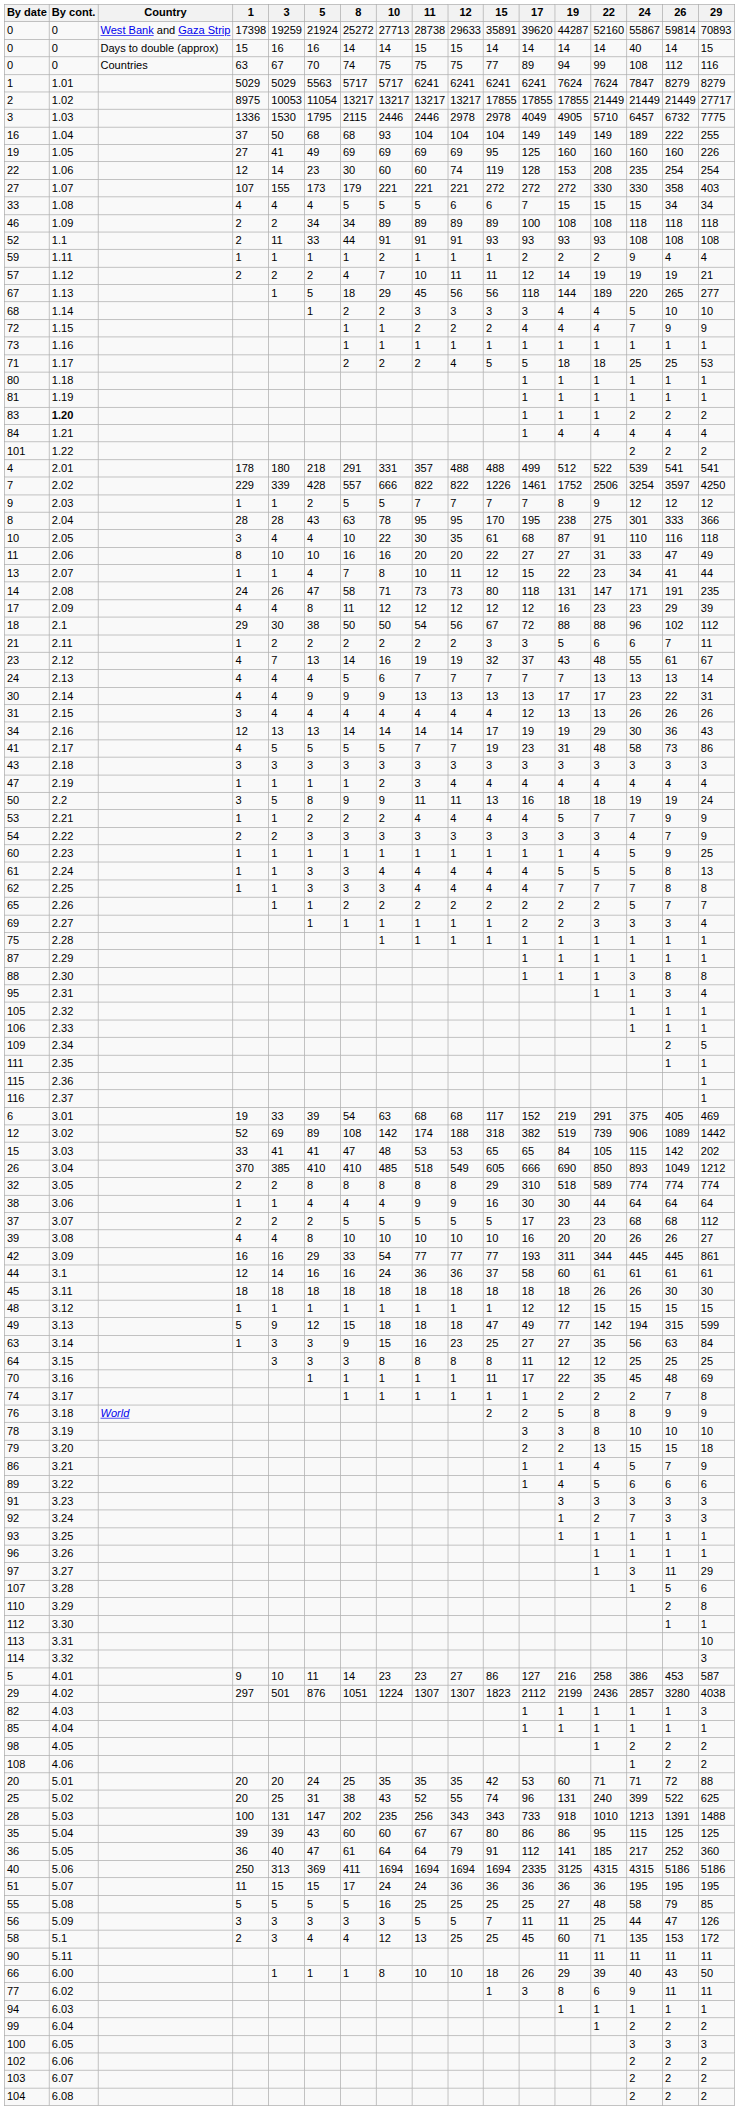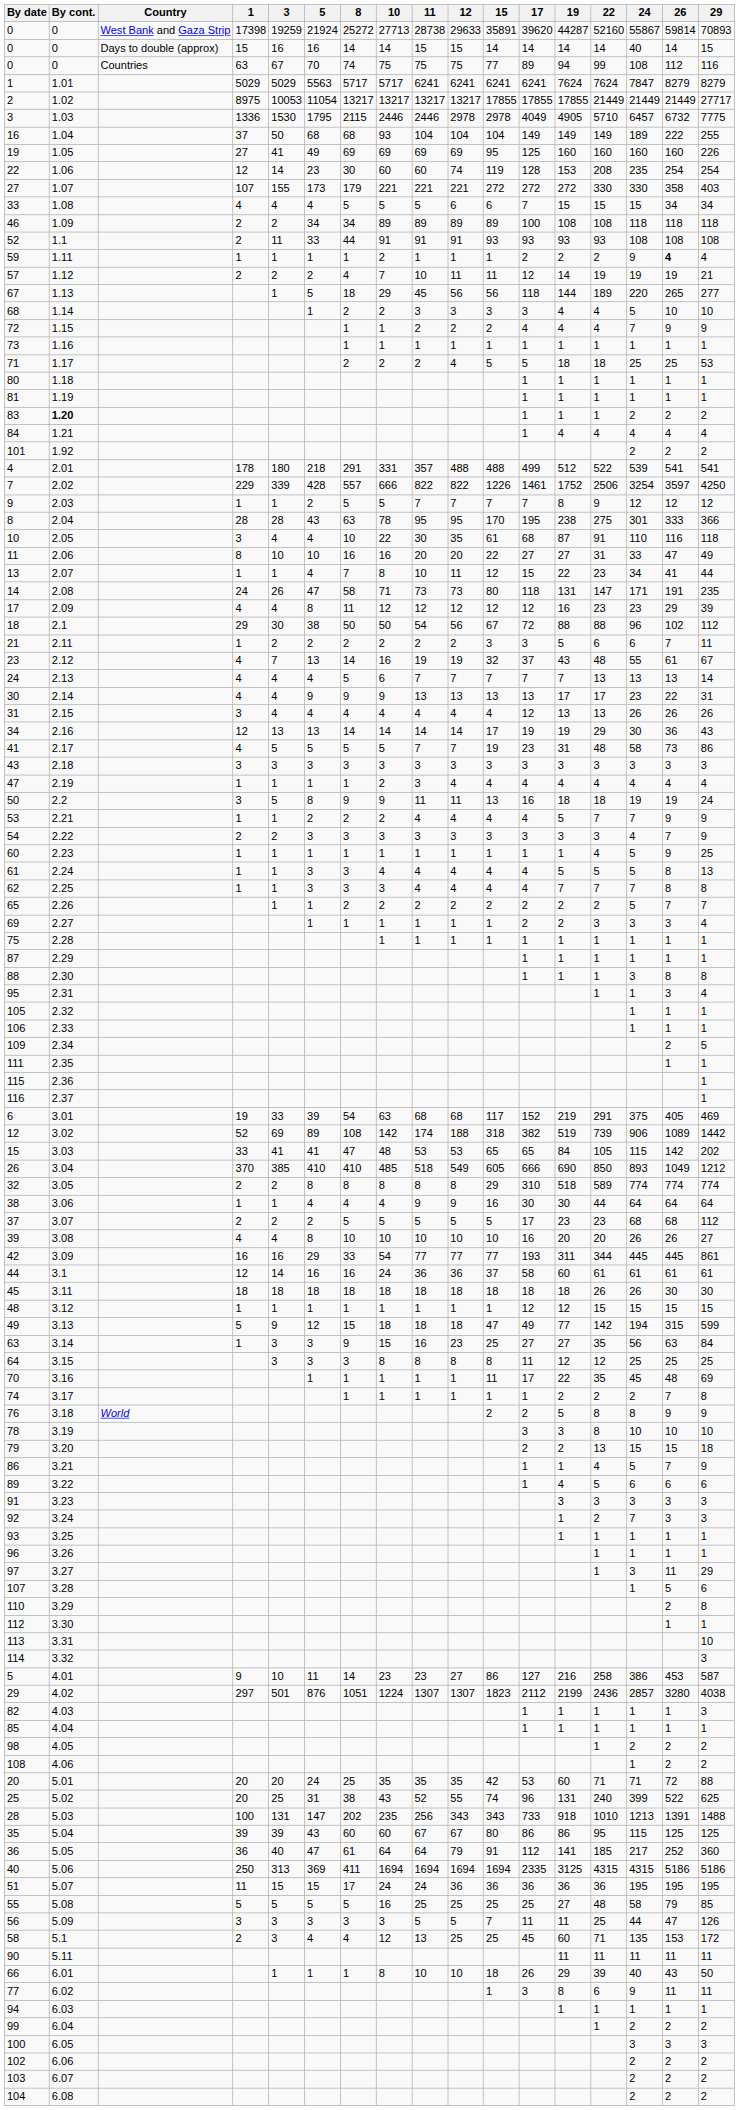(668, 258) normal -> (668, 258) bold
(63, 450) 1.22 -> (63, 450) 1.92
(63, 1974) 6.00 -> (63, 1974) 6.01
